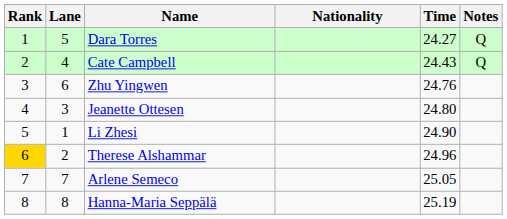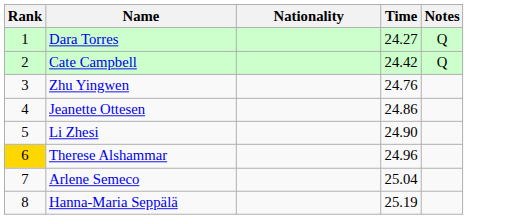- column: (65, 16)
(440, 62) 24.43 -> (401, 62) 24.42
(440, 109) 24.80 -> (401, 109) 24.86
(440, 179) 25.05 -> (401, 179) 25.04
